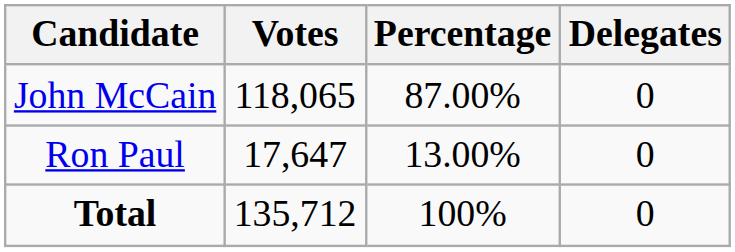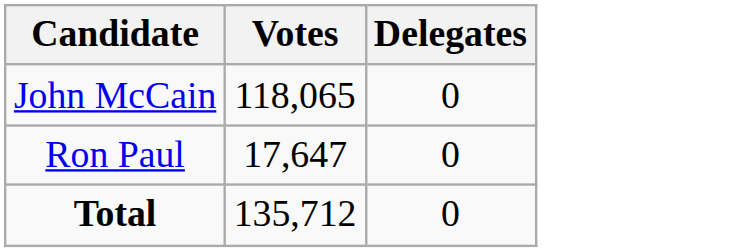- column: (463, 34)
